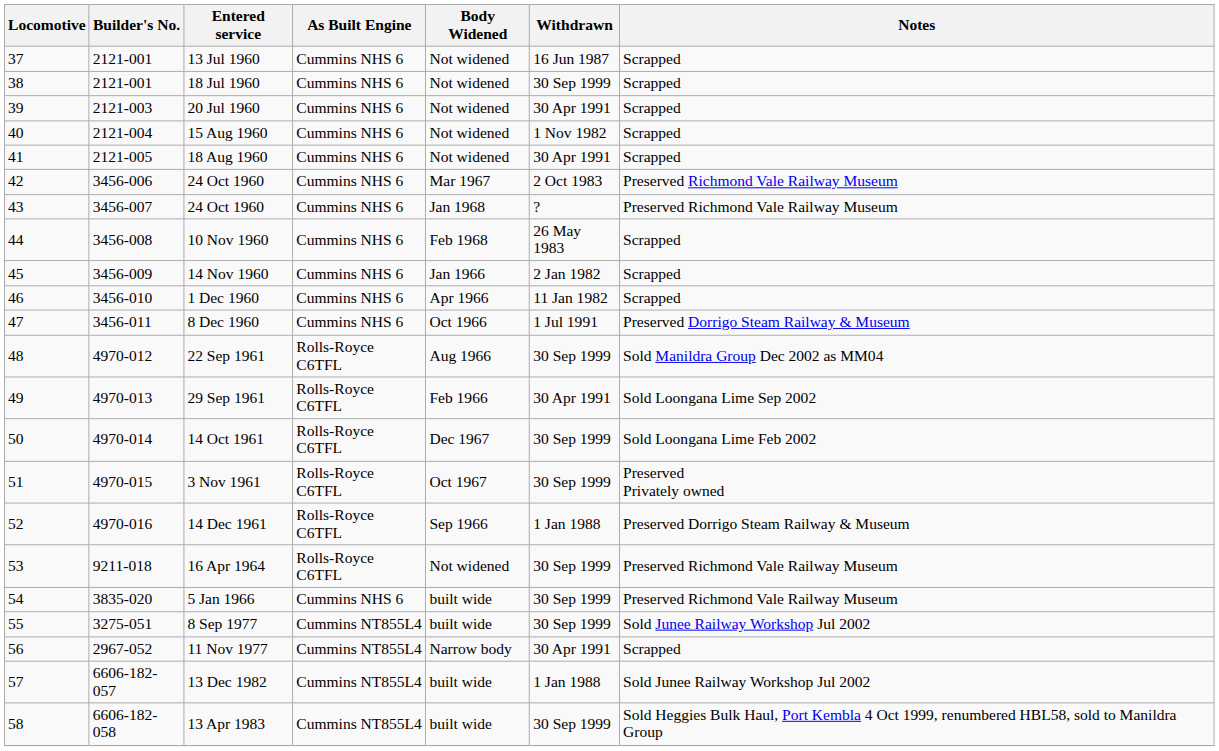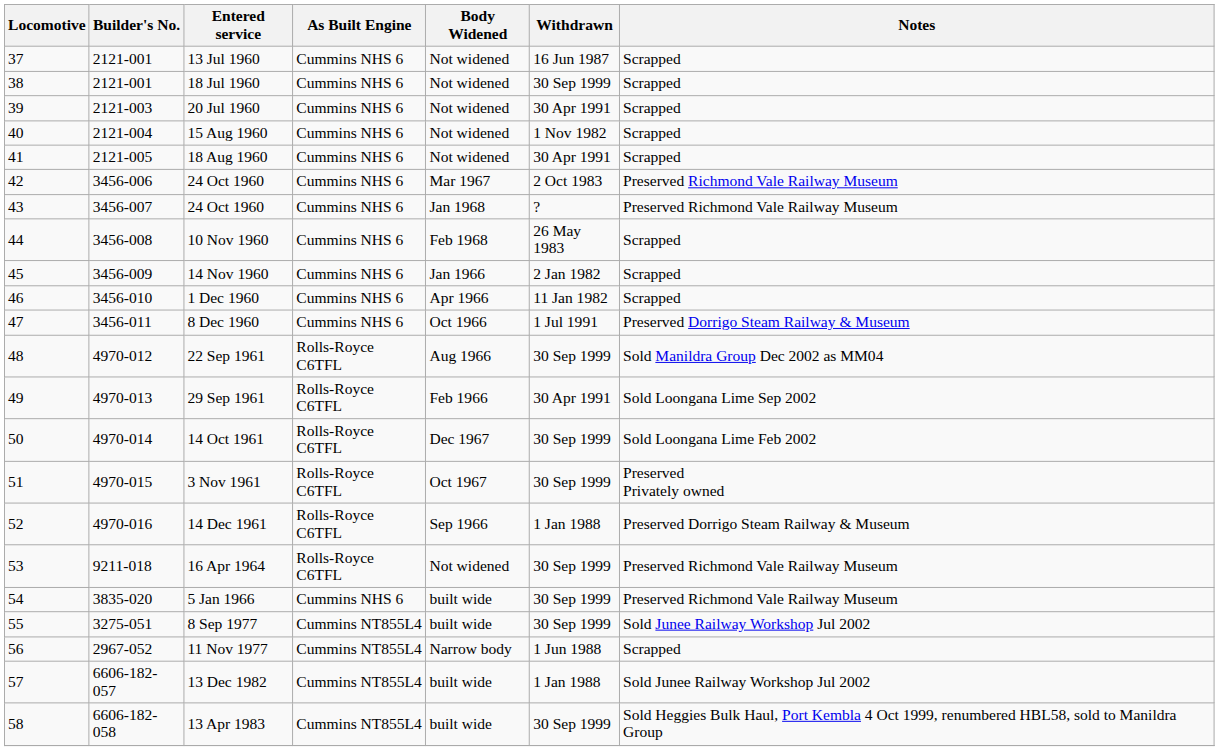(572, 648) 30 Apr 1991 -> (567, 648) 1 Jun 1988
